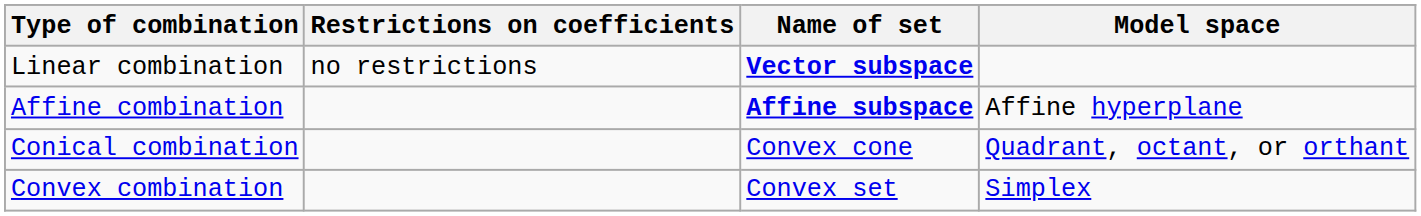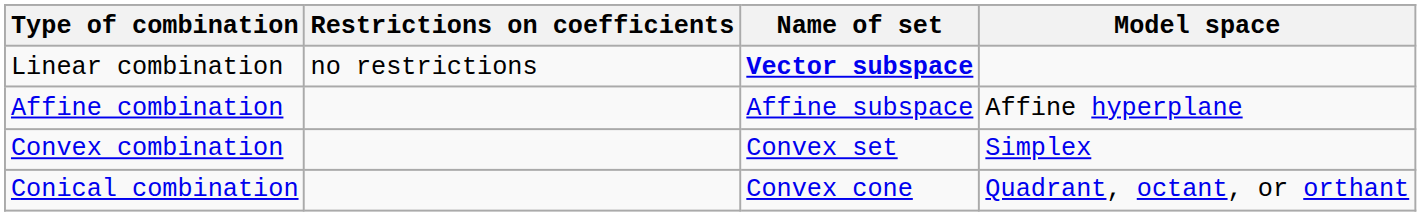(860, 108) bold -> (860, 108) normal
rows swapped: (155, 149) <-> (147, 190)
